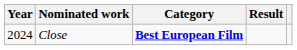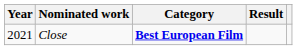(20, 34) 2024 -> (20, 34) 2021
